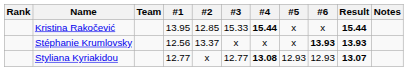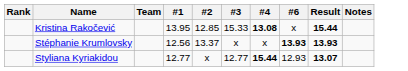- column: (294, 12)
(265, 27) 15.44 -> (265, 27) 13.08
(265, 58) 13.08 -> (265, 58) 15.44
